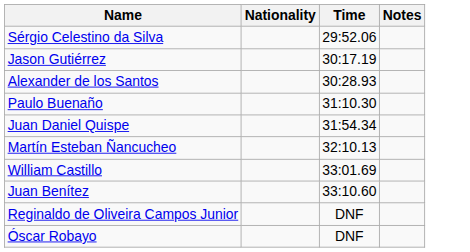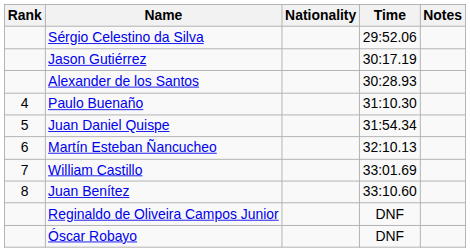+ column: (25, 15)
